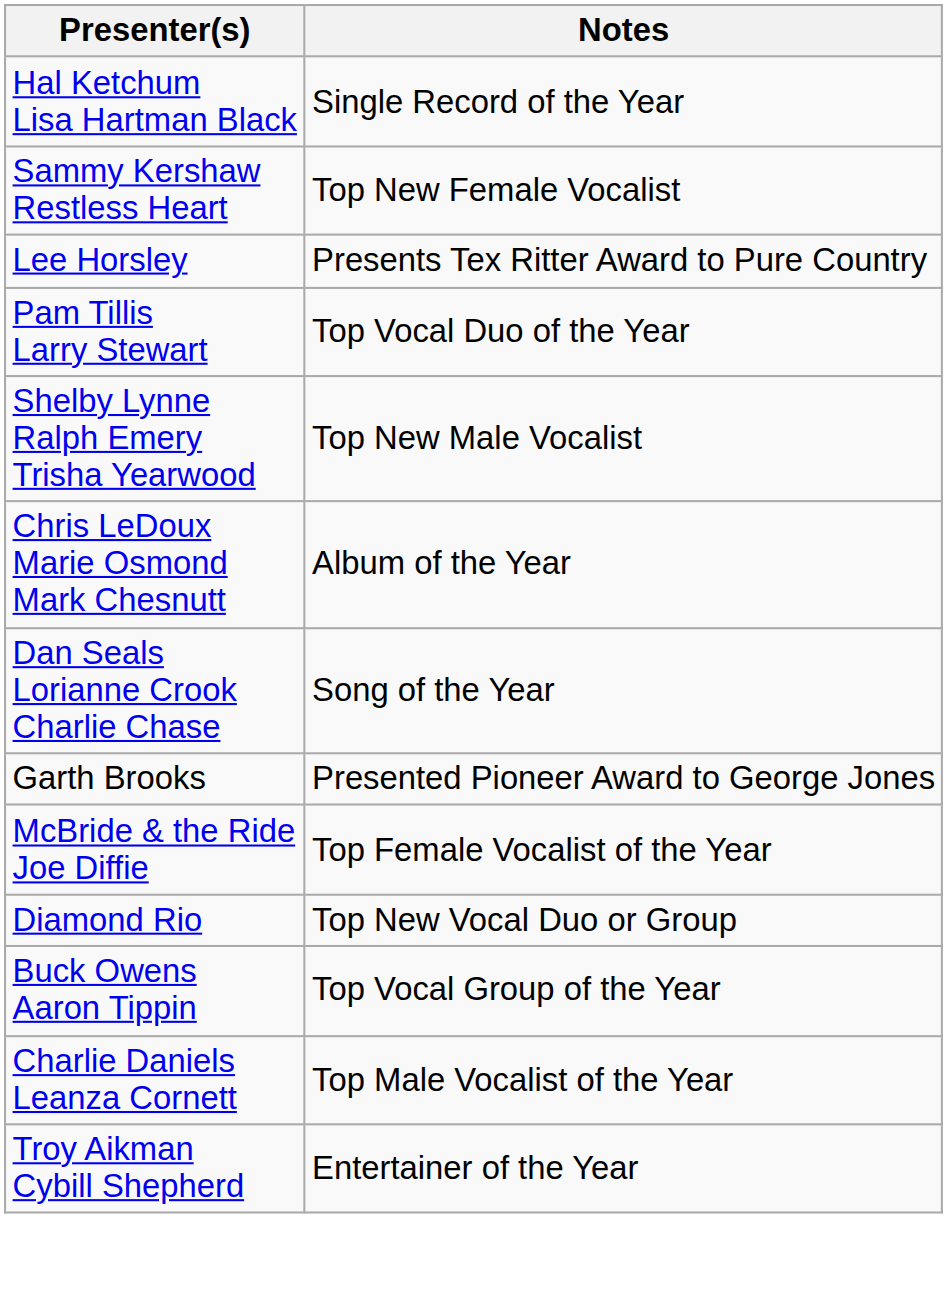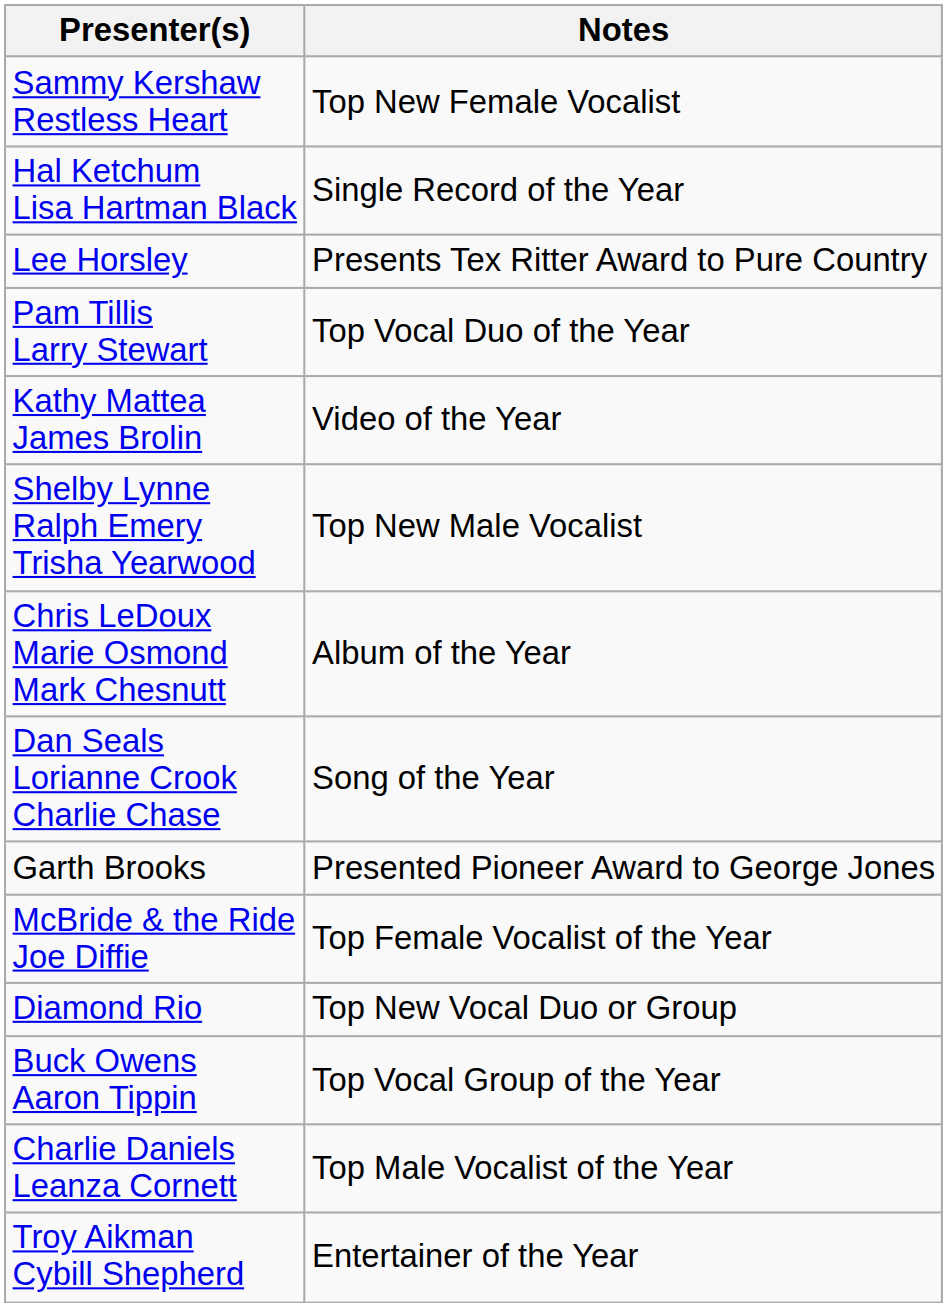rows swapped: (155, 100) <-> (137, 189)
+ row: (109, 419)
